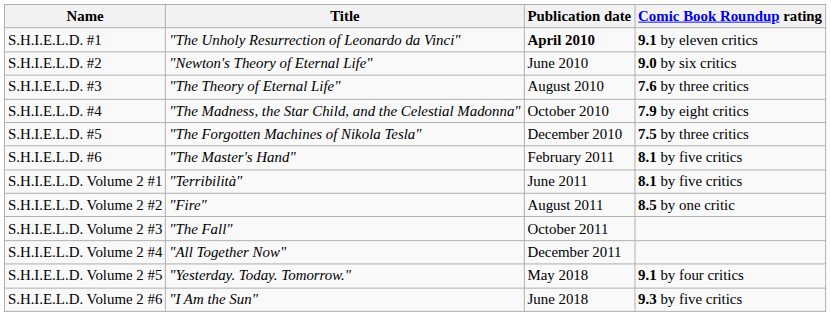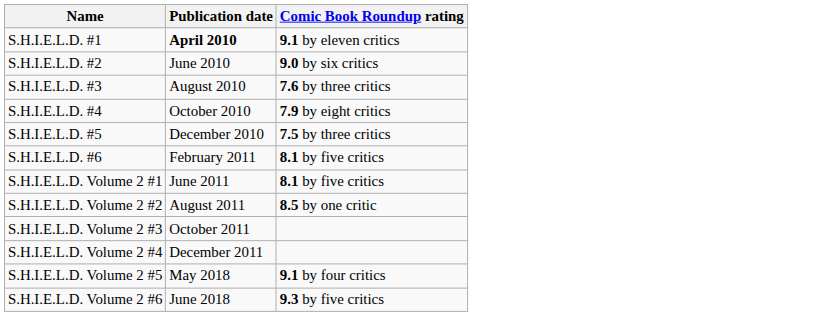- column: (345, 16)
